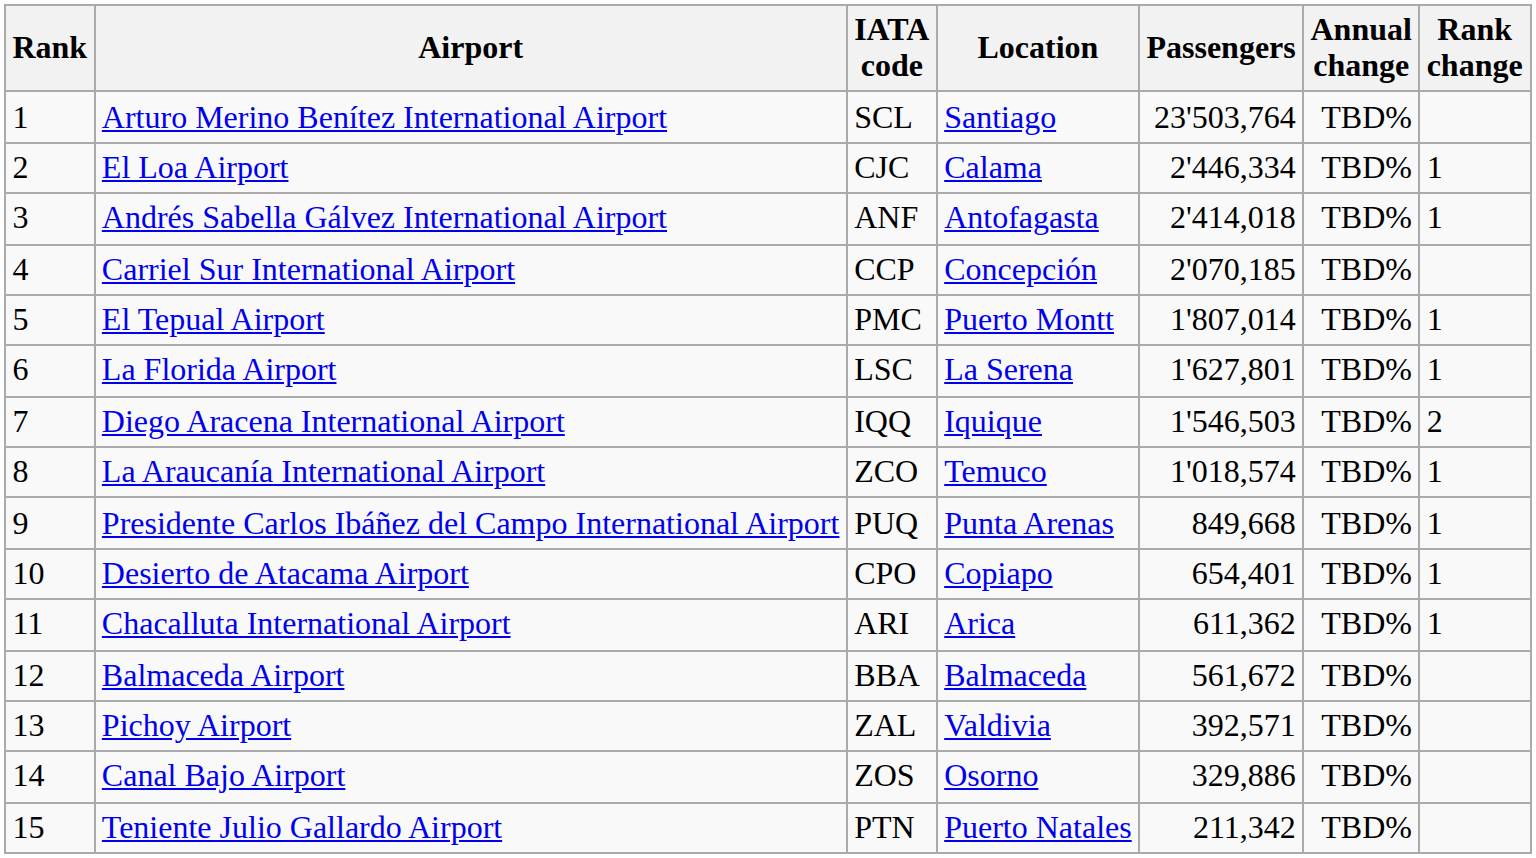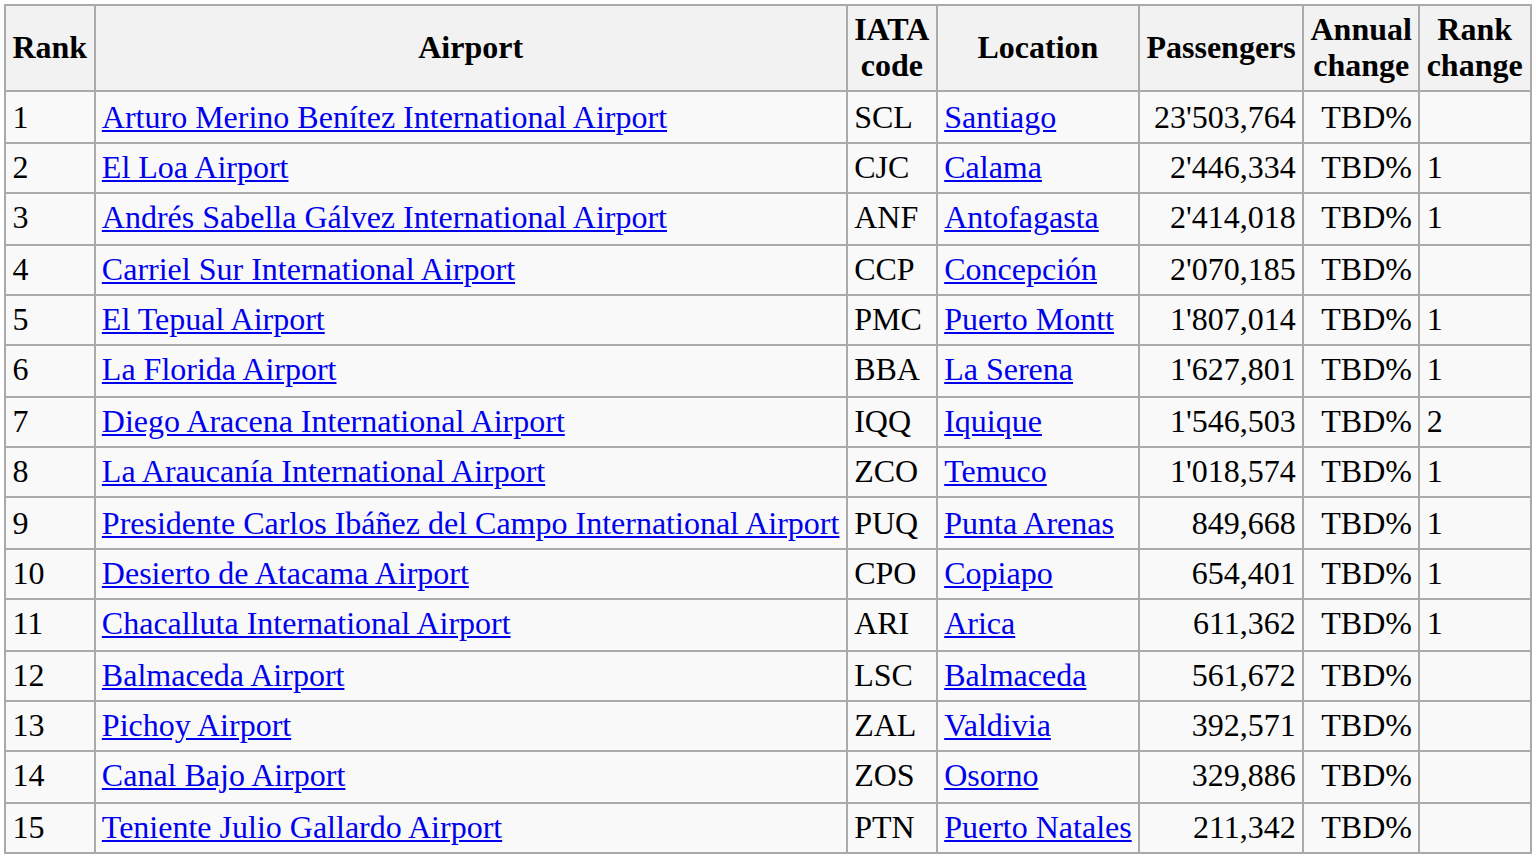(884, 370) LSC -> (887, 370) BBA
(887, 674) BBA -> (884, 674) LSC
